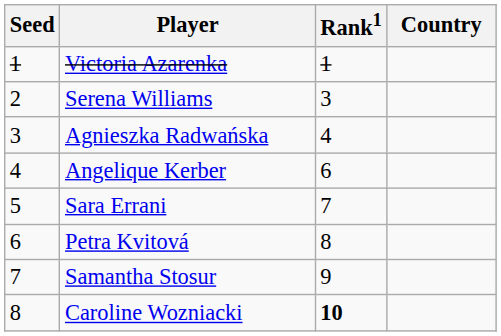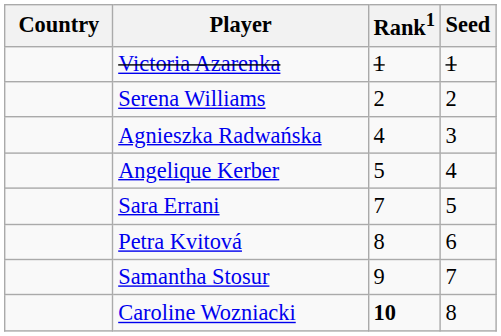columns swapped: (441, 25) <-> (32, 25)
(326, 99) 3 -> (379, 99) 2
(326, 170) 6 -> (379, 170) 5
